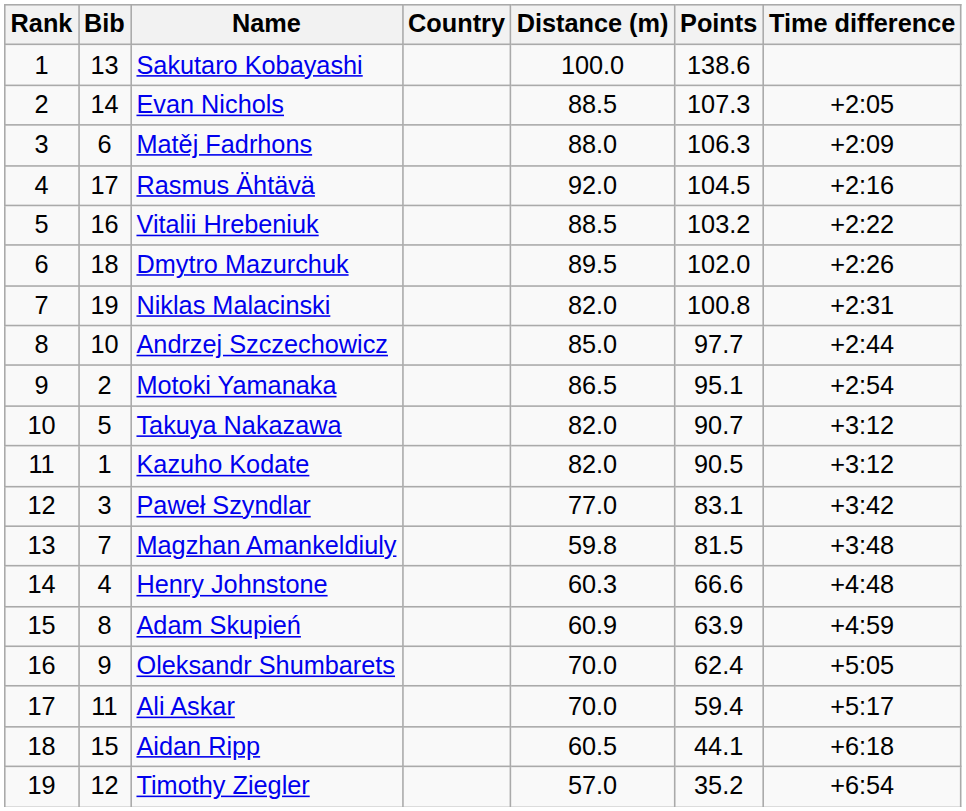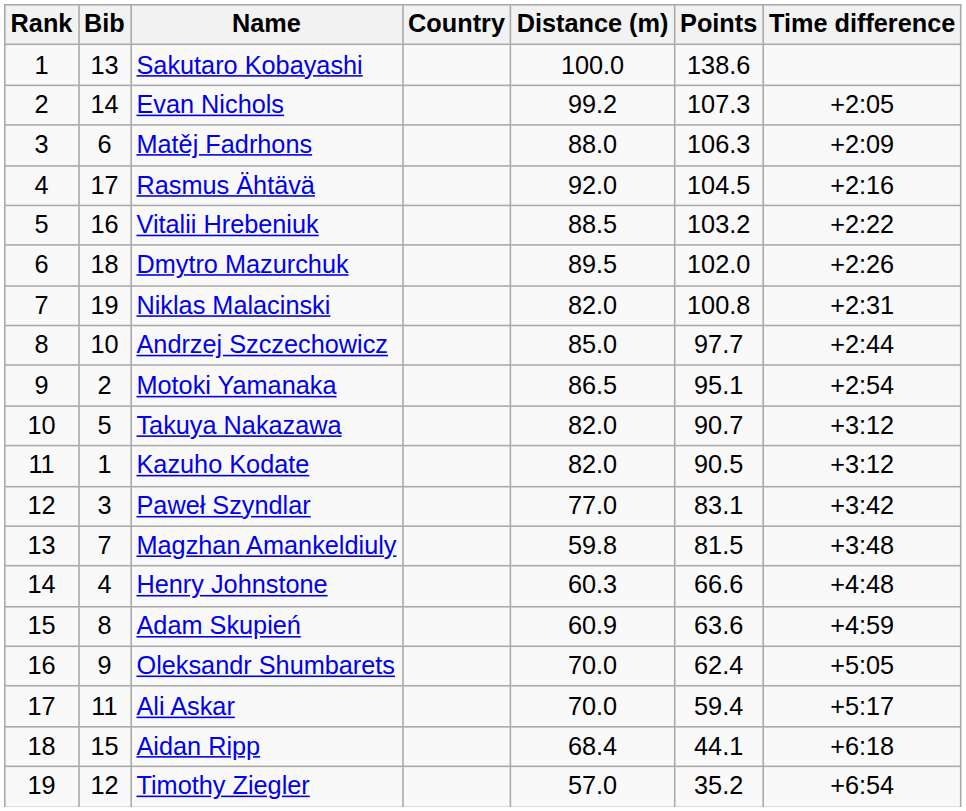(593, 104) 88.5 -> (593, 104) 99.2
(719, 625) 63.9 -> (719, 625) 63.6
(593, 746) 60.5 -> (593, 746) 68.4
